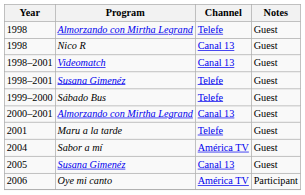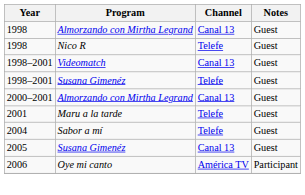(210, 30) Telefe -> (216, 30) Canal 13
(216, 47) Canal 13 -> (210, 47) Telefe
- row: (30, 97)
(223, 148) América TV -> (210, 131) Telefe
